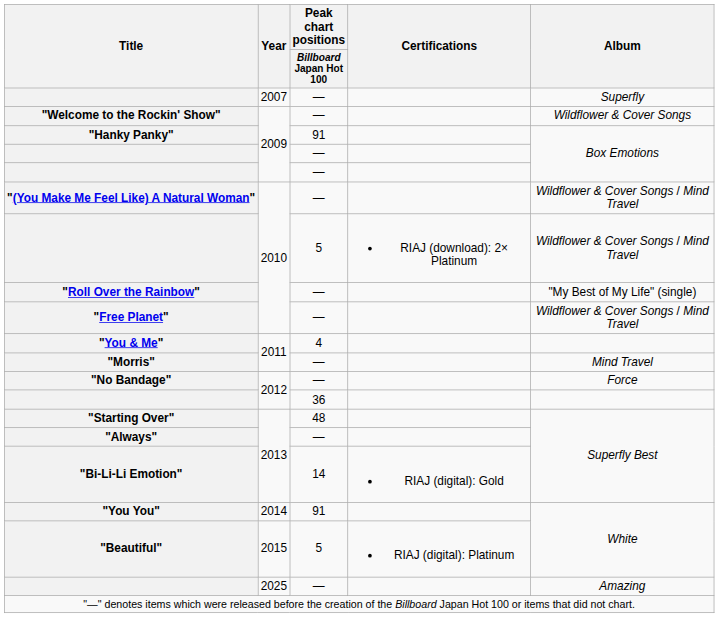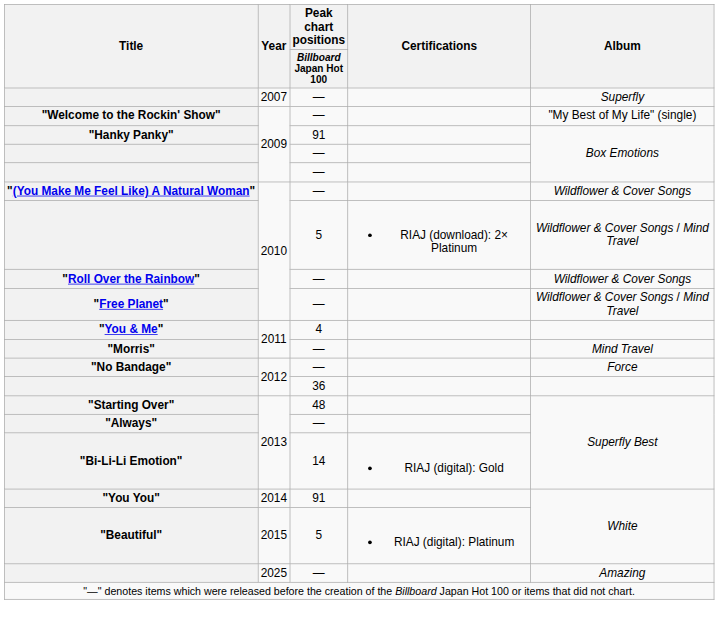(622, 116) Wildflower & Cover Songs -> (622, 116) "My Best of My Life" (single)
(622, 197) Wildflower & Cover Songs / Mind Travel -> (622, 191) Wildflower & Cover Songs
(622, 292) "My Best of My Life" (single) -> (622, 279) Wildflower & Cover Songs
